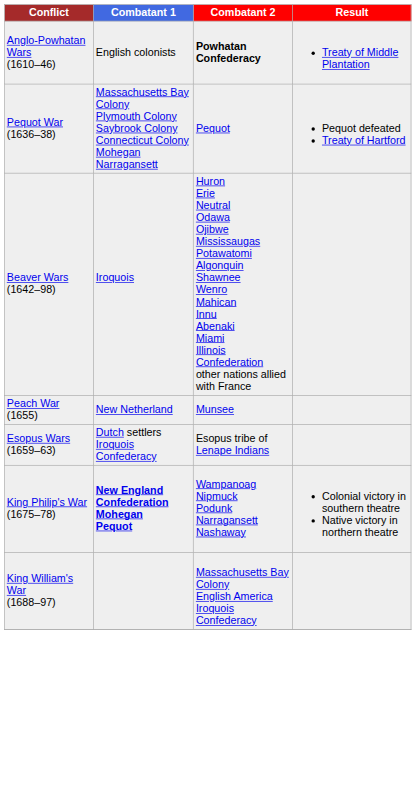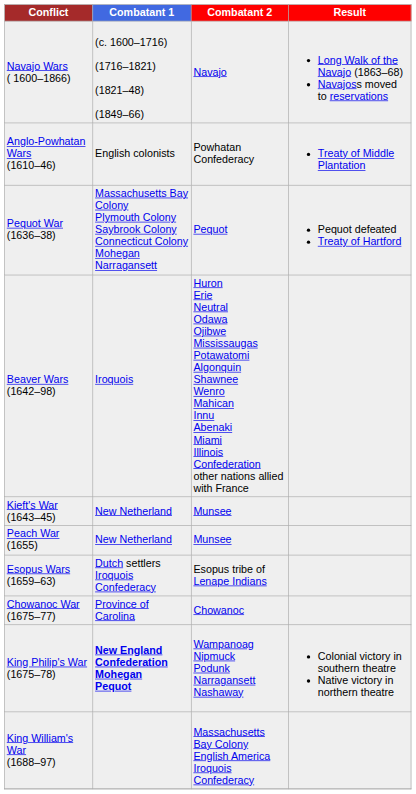+ row: (39, 72)
(228, 52) bold -> (224, 154) normal
+ row: (32, 511)
+ row: (43, 610)
